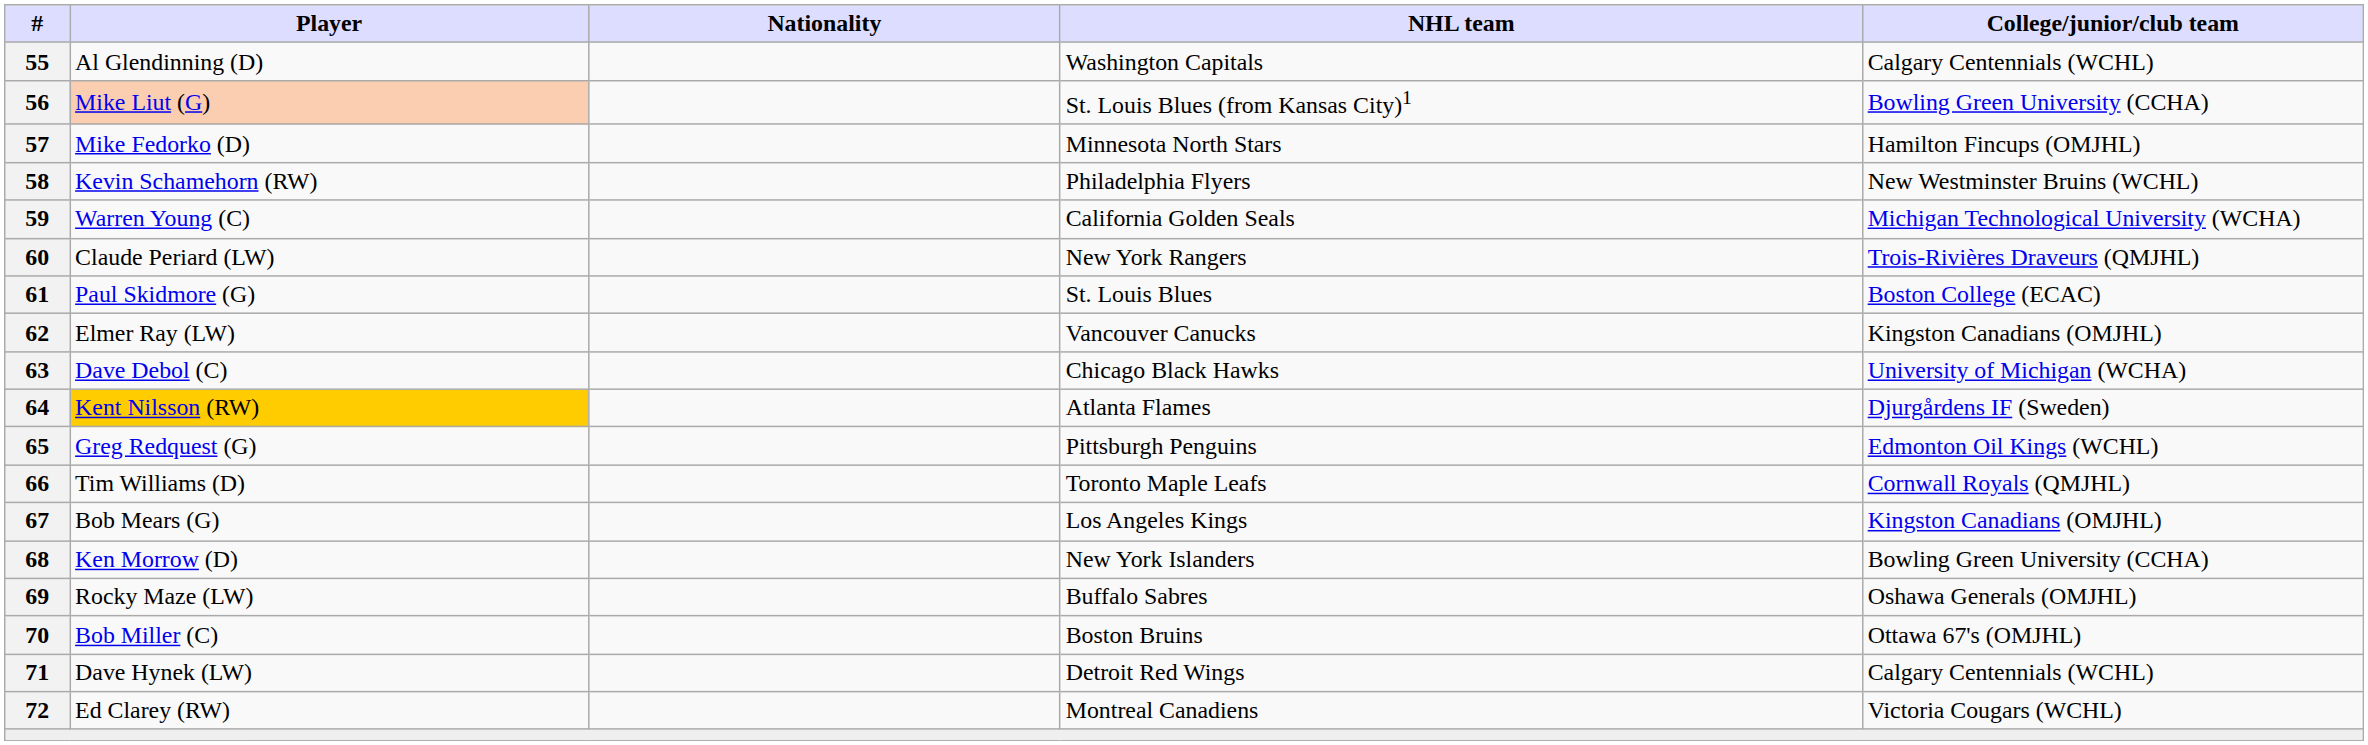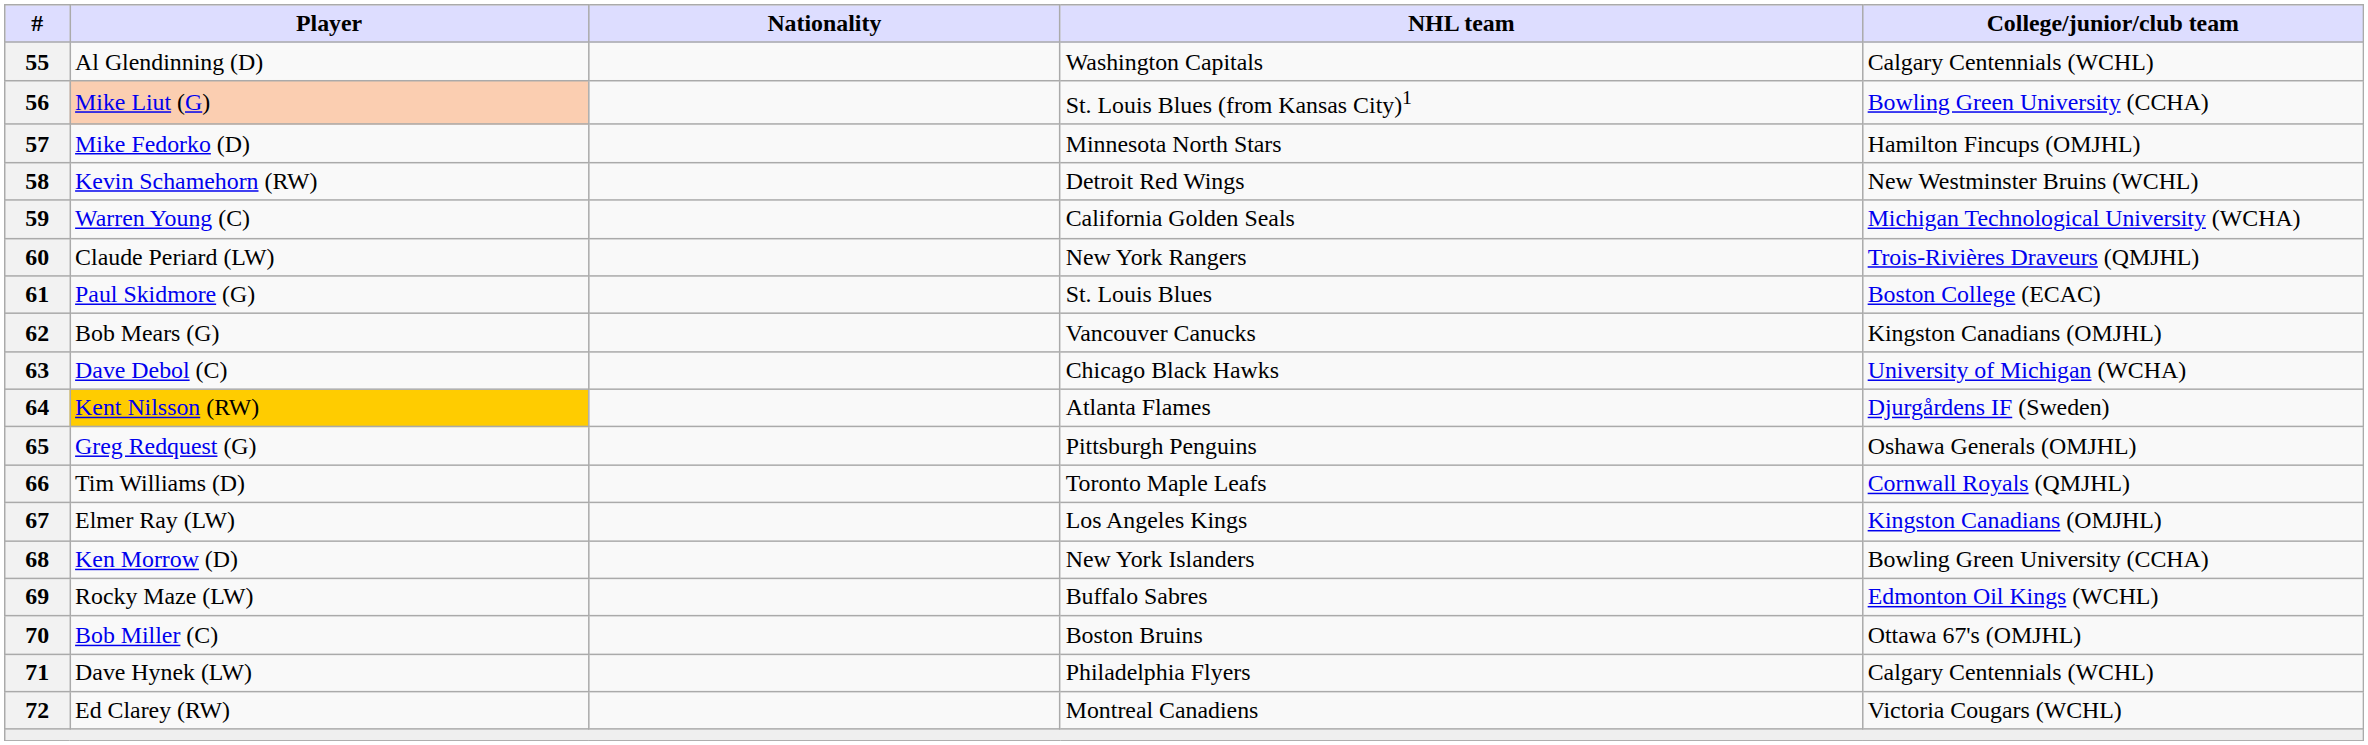(1158, 181) Philadelphia Flyers -> (1155, 181) Detroit Red Wings
(155, 332) Elmer Ray (LW) -> (147, 332) Bob Mears (G)
(2013, 445) Edmonton Oil Kings (WCHL) -> (2002, 445) Oshawa Generals (OMJHL)
(147, 521) Bob Mears (G) -> (155, 521) Elmer Ray (LW)
(2002, 596) Oshawa Generals (OMJHL) -> (2013, 596) Edmonton Oil Kings (WCHL)
(1155, 672) Detroit Red Wings -> (1158, 672) Philadelphia Flyers
